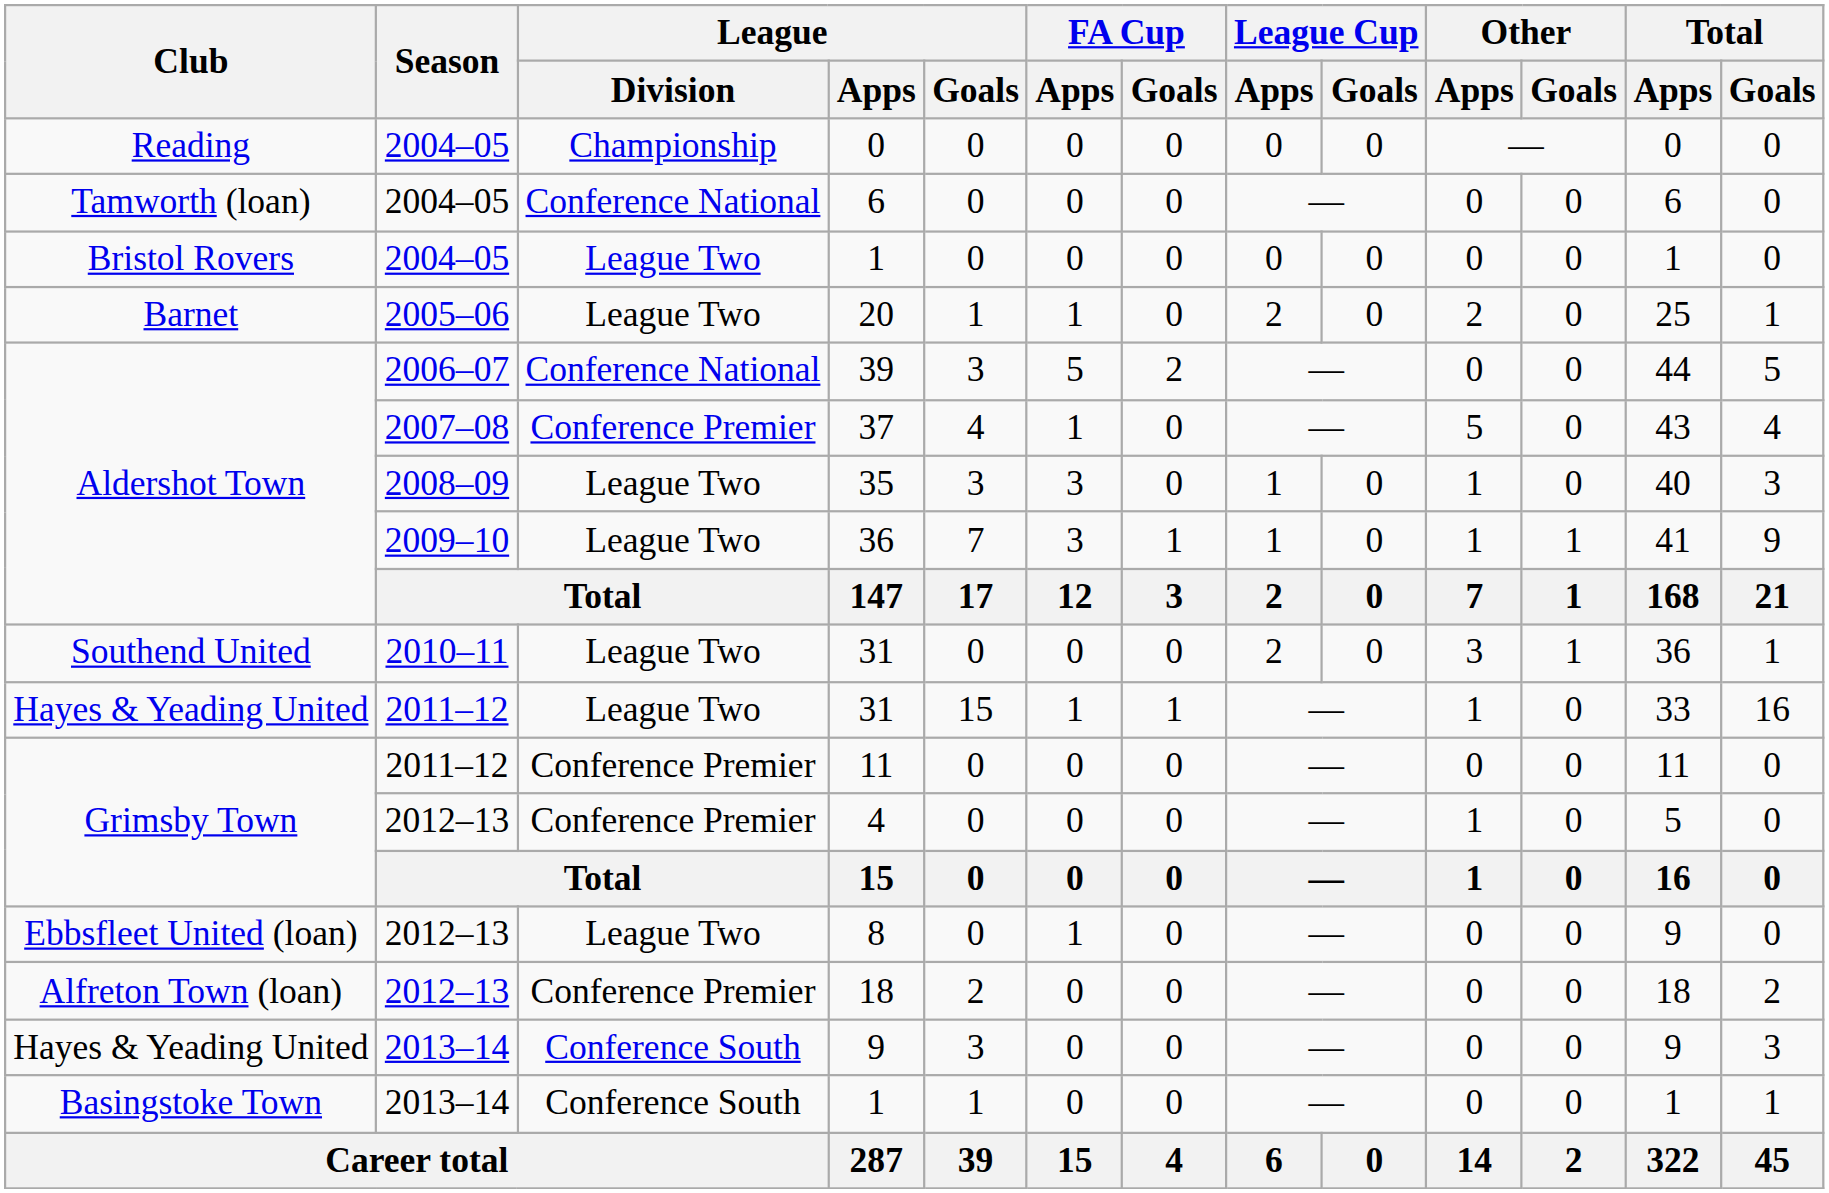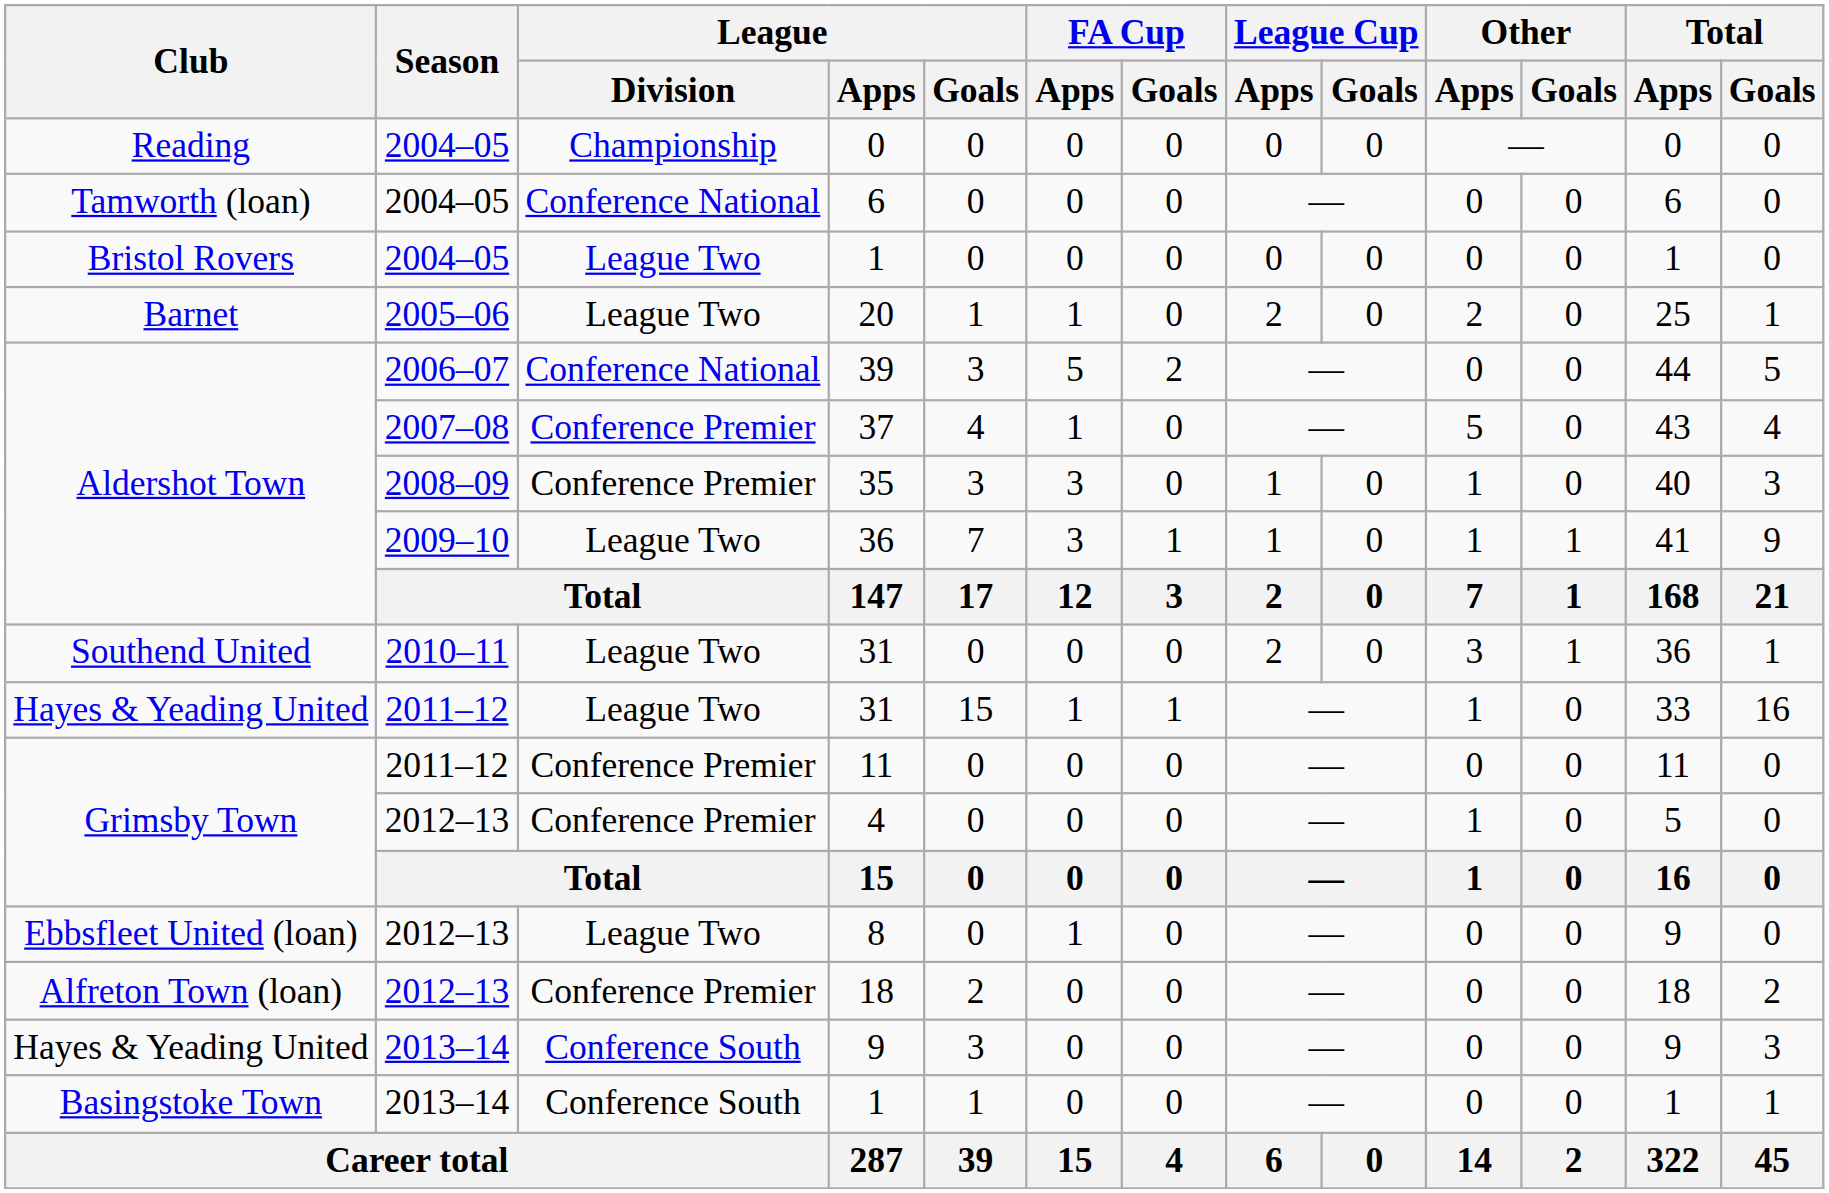(673, 483) League Two -> (673, 483) Conference Premier
